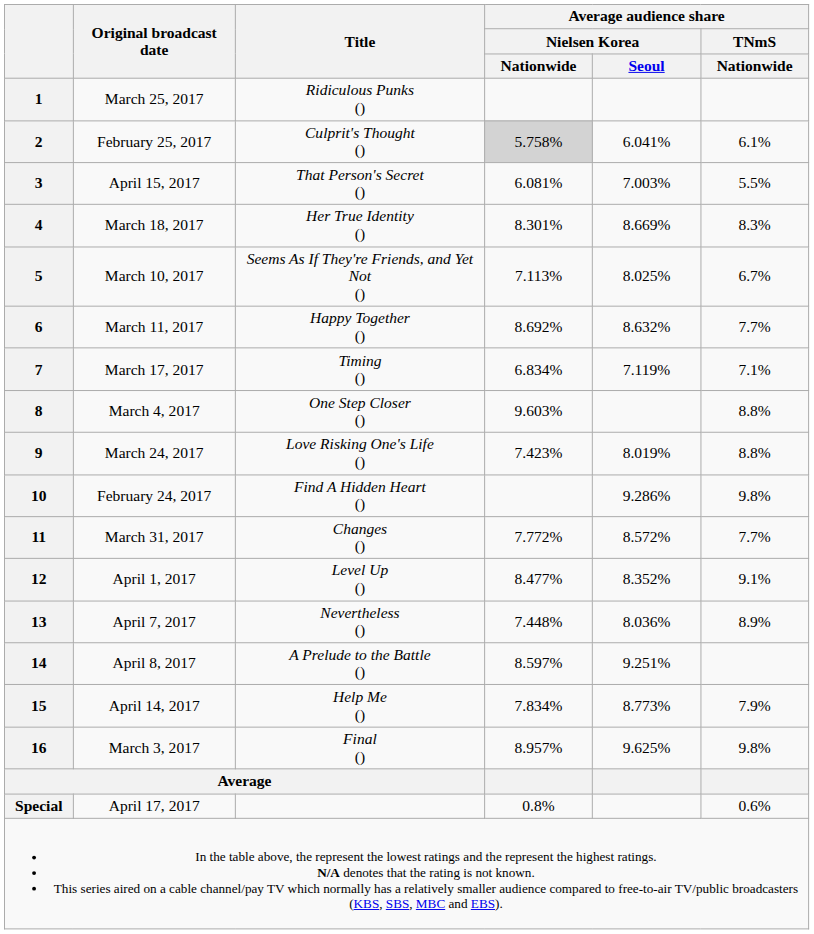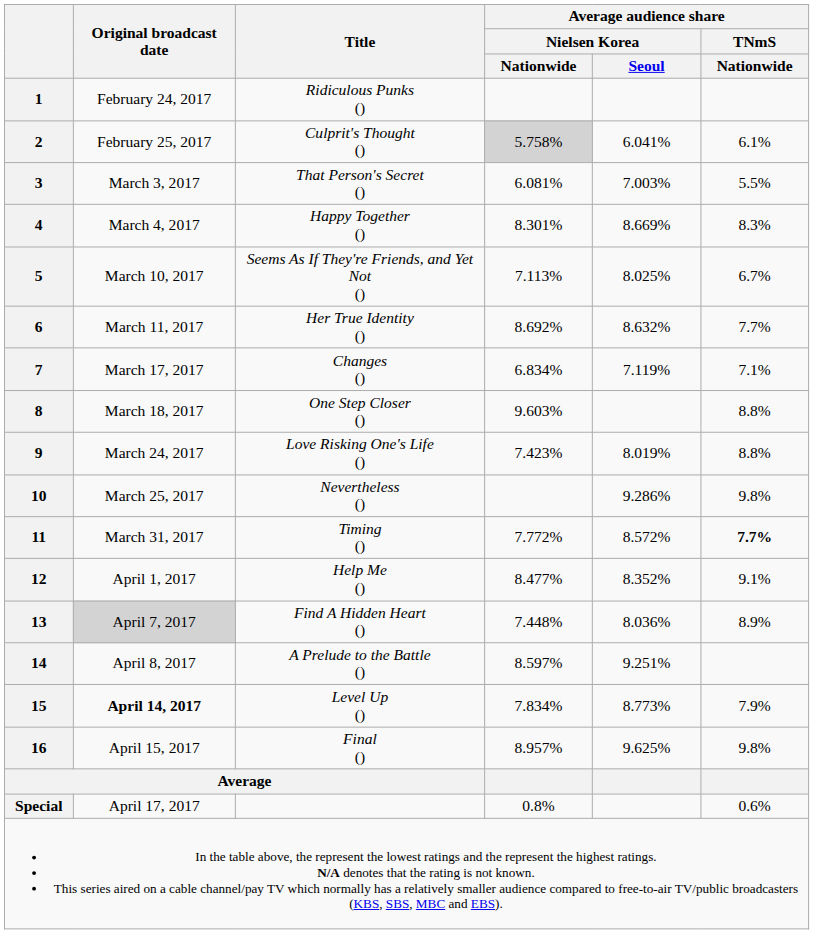(154, 99) March 25, 2017 -> (154, 99) February 24, 2017
(154, 183) April 15, 2017 -> (154, 183) March 3, 2017
(154, 225) March 18, 2017 -> (154, 225) March 4, 2017
(360, 225) Her True Identity () -> (360, 225) Happy Together ()
(360, 327) Happy Together () -> (360, 327) Her True Identity ()
(360, 369) Timing () -> (360, 369) Changes ()
(154, 411) March 4, 2017 -> (154, 411) March 18, 2017
(154, 495) February 24, 2017 -> (154, 495) March 25, 2017
(360, 495) Find A Hidden Heart () -> (360, 495) Nevertheless ()
(360, 537) Changes () -> (360, 537) Timing ()
(755, 537) normal -> (755, 537) bold
(360, 579) Level Up () -> (360, 579) Help Me ()
(154, 621) no background -> (154, 621) lightgrey background
(360, 621) Nevertheless () -> (360, 621) Find A Hidden Heart ()
(154, 705) normal -> (154, 705) bold
(360, 705) Help Me () -> (360, 705) Level Up ()
(154, 747) March 3, 2017 -> (154, 747) April 15, 2017
